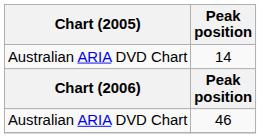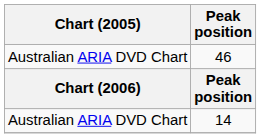rows swapped: (223, 56) <-> (223, 120)
